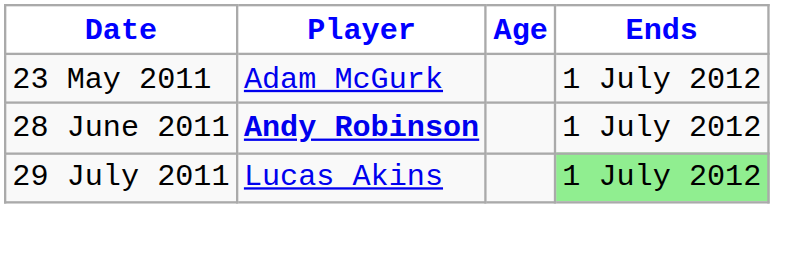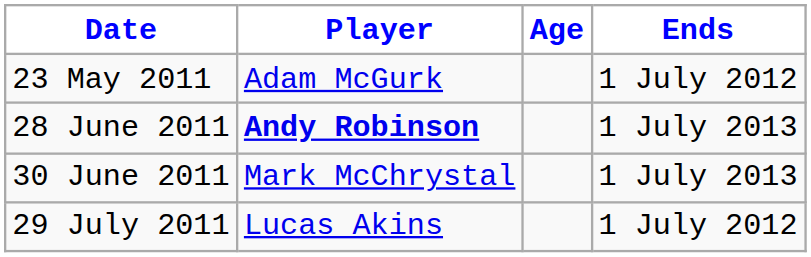(662, 128) 1 July 2012 -> (698, 128) 1 July 2013
+ row: (121, 177)
(662, 177) lightgreen background -> (698, 226) no background
